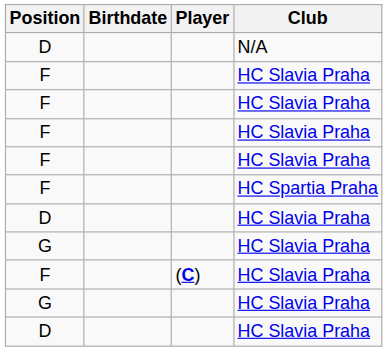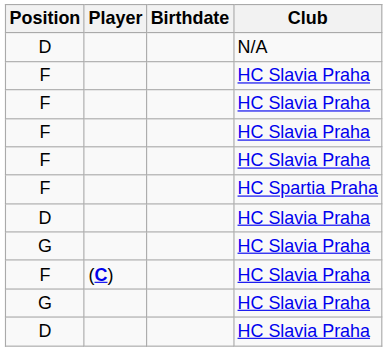columns swapped: (202, 18) <-> (128, 18)
